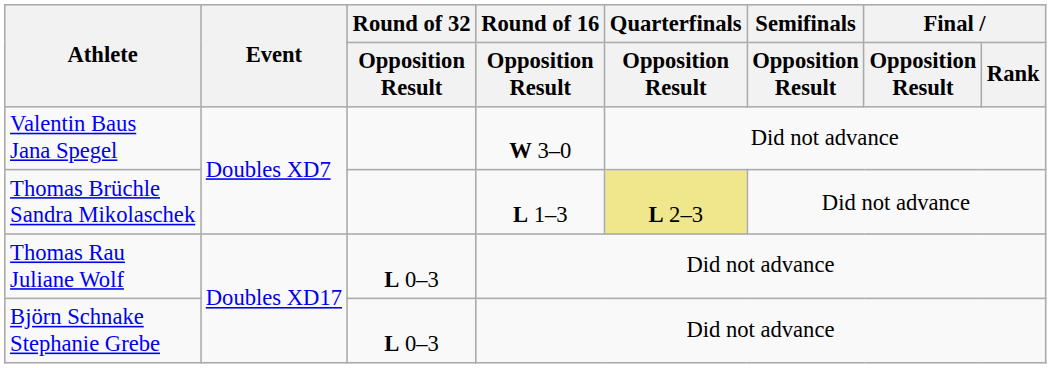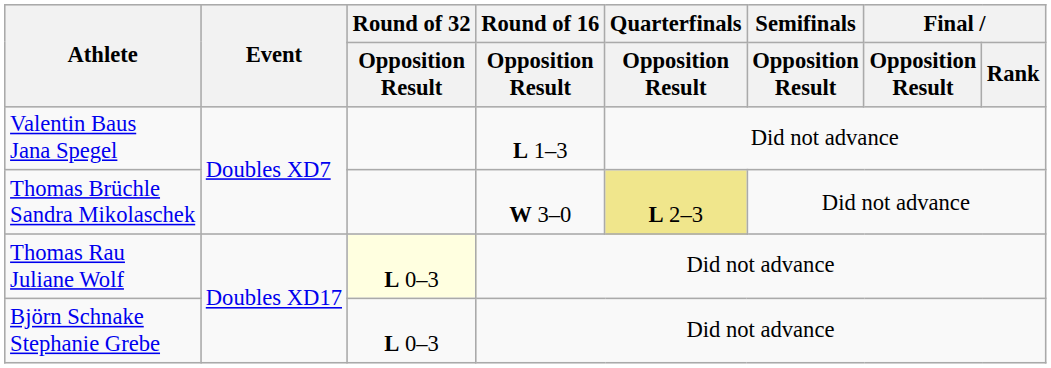(540, 151) W 3–0 -> (540, 151) L 1–3
(540, 215) L 1–3 -> (540, 215) W 3–0
(412, 279) no background -> (412, 279) lightyellow background
